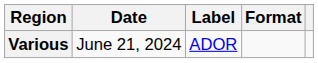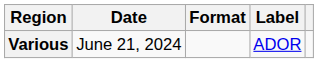columns swapped: (273, 17) <-> (213, 17)
